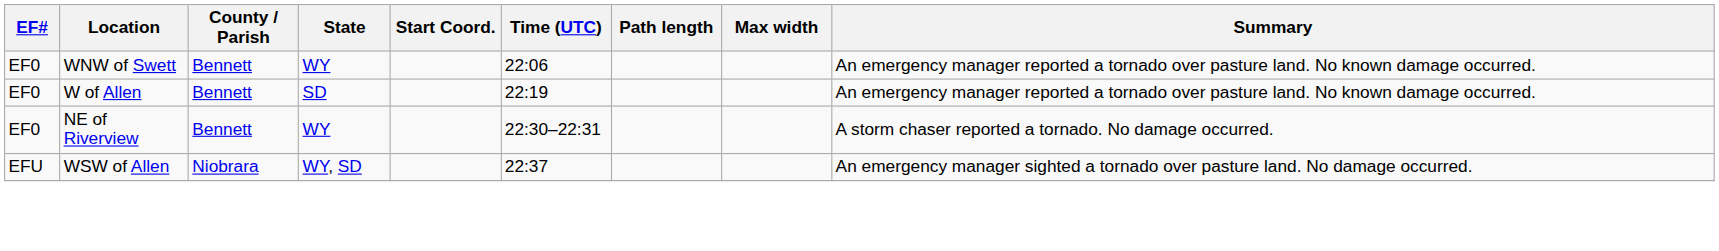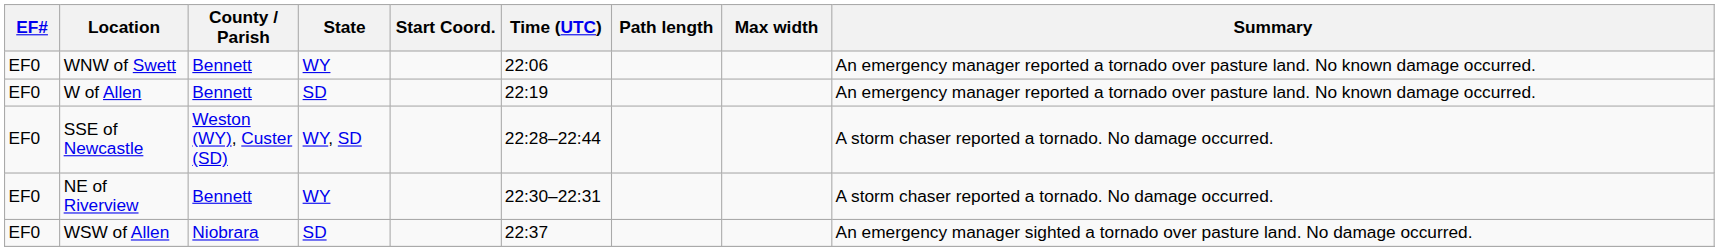+ row: (104, 139)
(26, 166) EFU -> (24, 232) EF0
(332, 166) WY, SD -> (315, 232) SD
